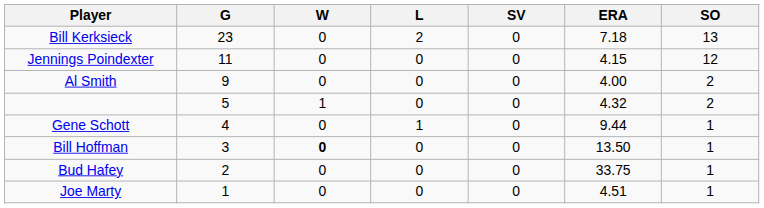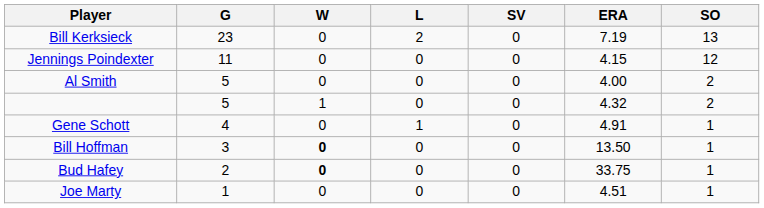(613, 37) 7.18 -> (613, 37) 7.19
(225, 81) 9 -> (225, 81) 5
(613, 125) 9.44 -> (613, 125) 4.91
(322, 170) normal -> (322, 170) bold
